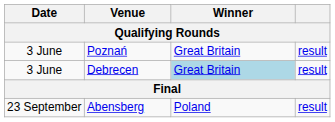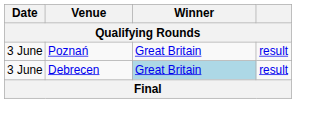- row: (116, 107)
